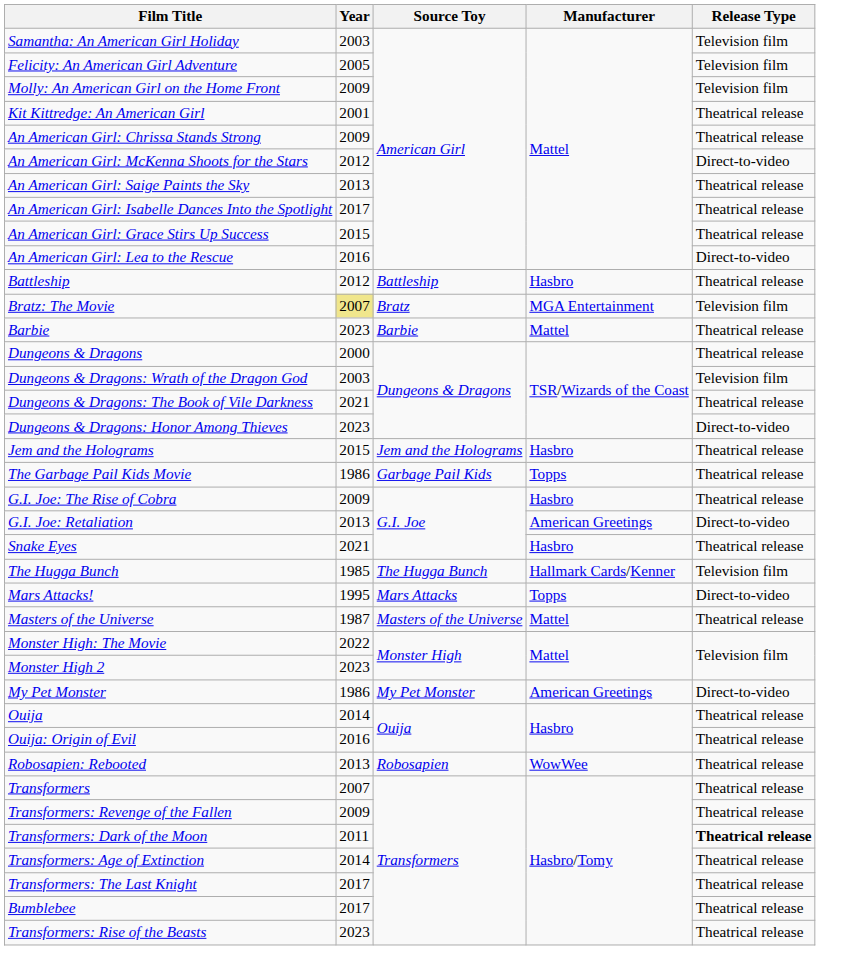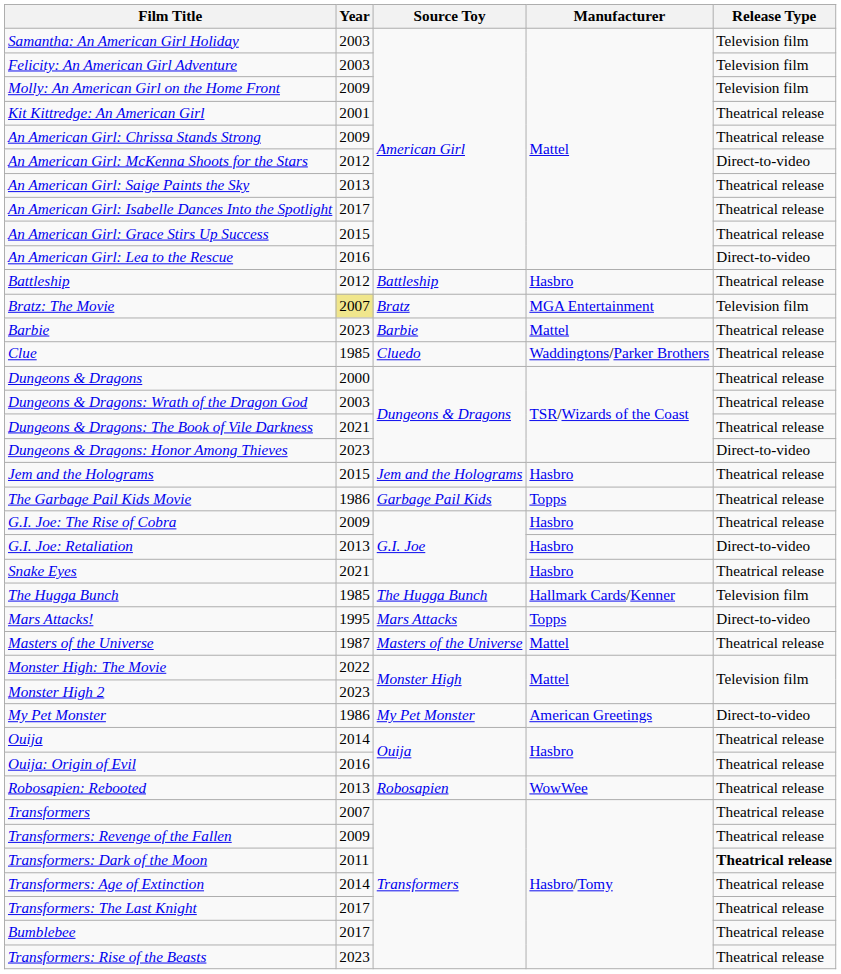(355, 64) 2005 -> (355, 64) 2003
+ row: (22, 354)
(742, 378) Television film -> (770, 402) Theatrical release
(591, 522) American Greetings -> (551, 546) Hasbro
